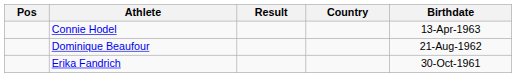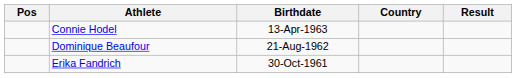columns swapped: (451, 13) <-> (271, 13)
